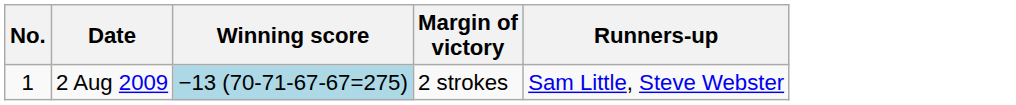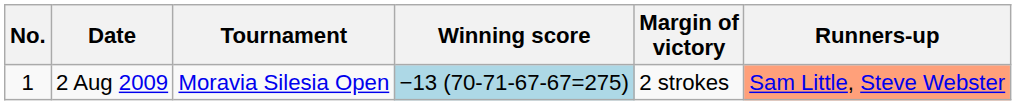+ column: (284, 35)
(656, 82) no background -> (877, 82) lightsalmon background
